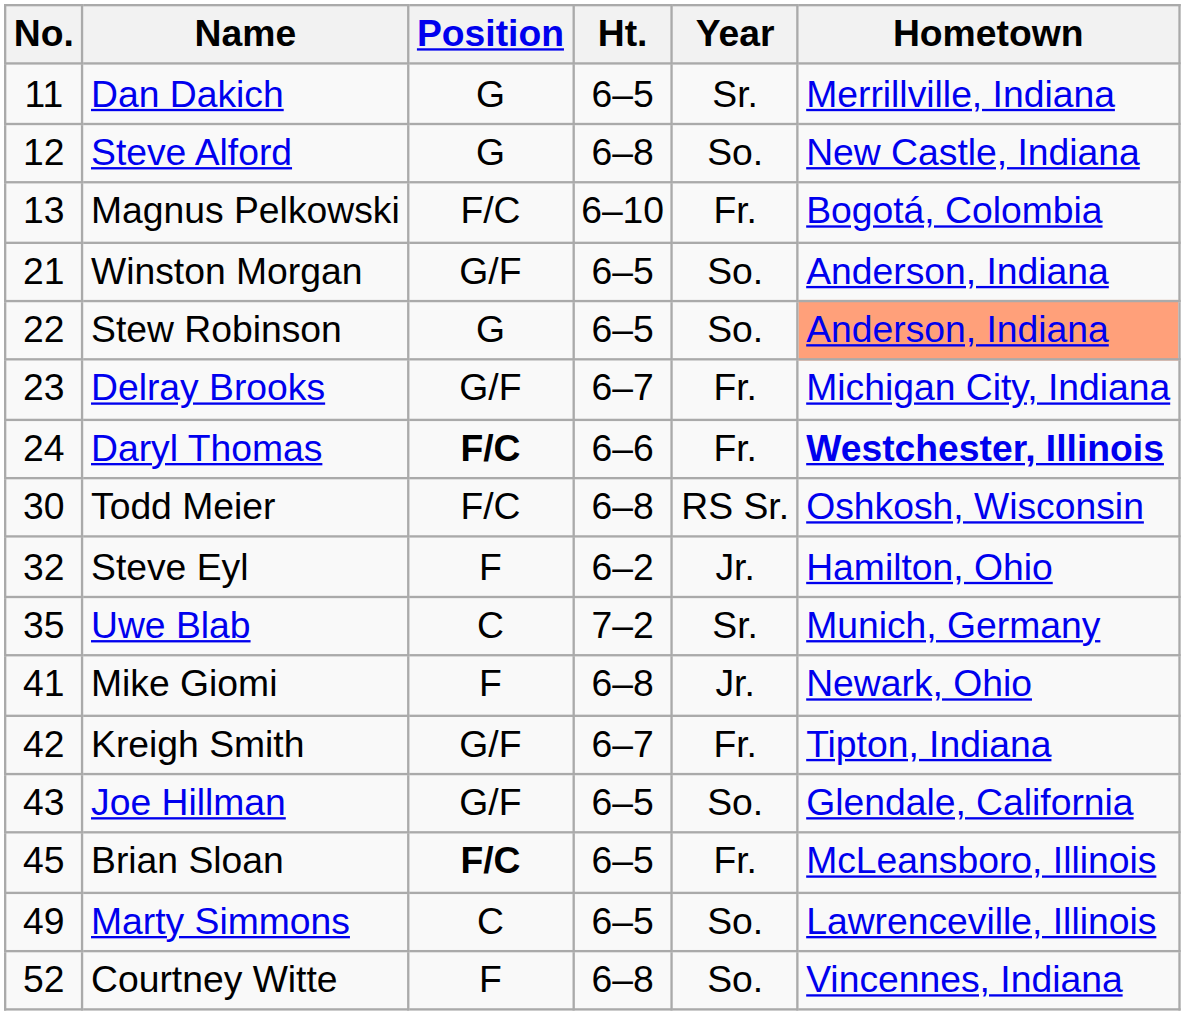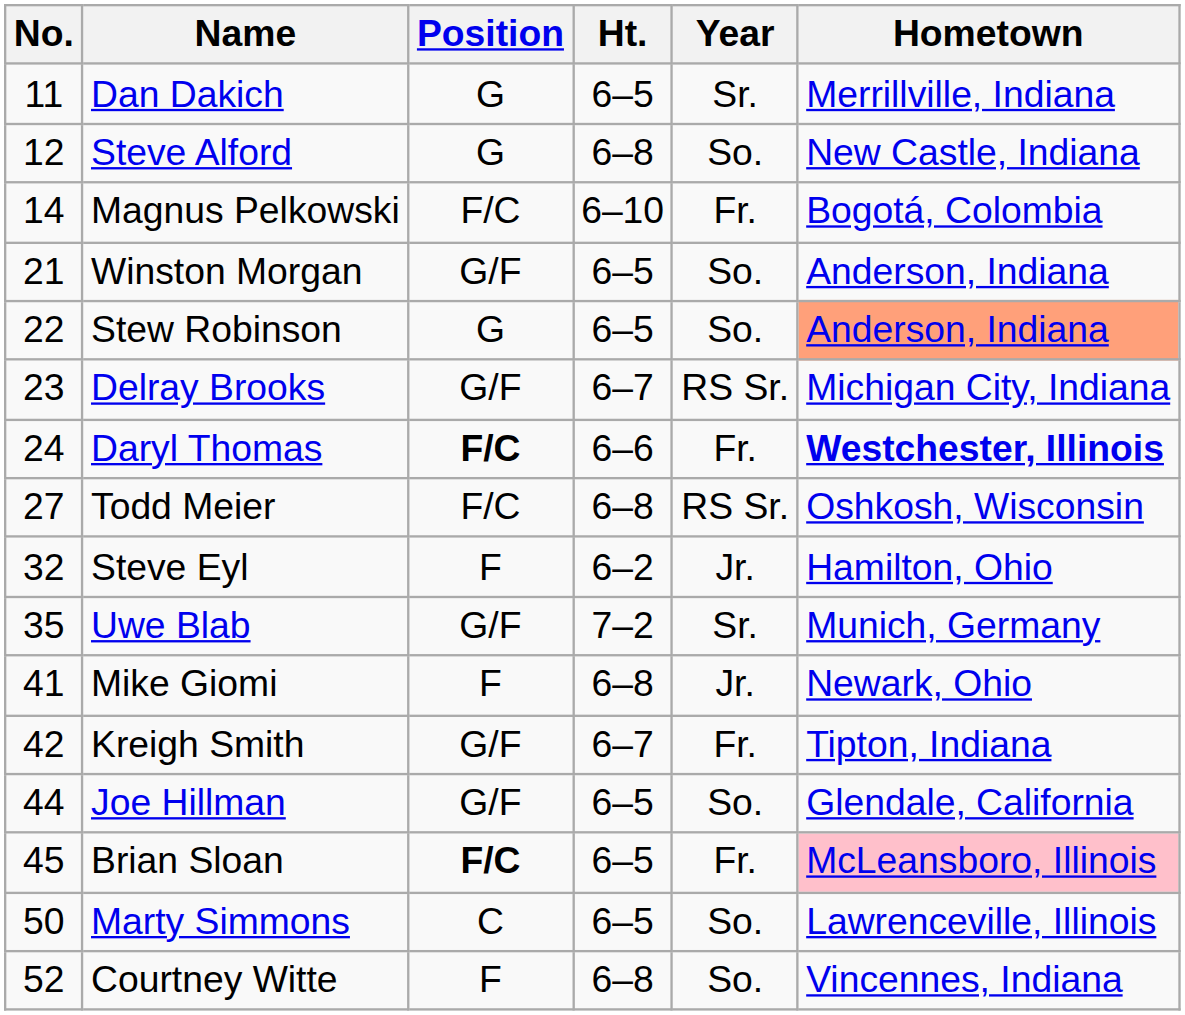(44, 211) 13 -> (44, 211) 14
(735, 388) Fr. -> (735, 388) RS Sr.
(44, 507) 30 -> (44, 507) 27
(490, 625) C -> (490, 625) G/F
(44, 802) 43 -> (44, 802) 44
(981, 861) no background -> (981, 861) pink background
(44, 920) 49 -> (44, 920) 50
